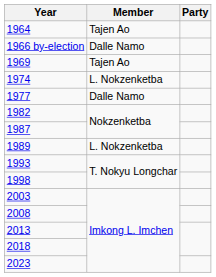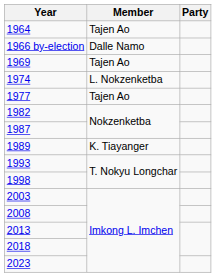(117, 96) Dalle Namo -> (109, 96) Tajen Ao
(126, 146) L. Nokzenketba -> (119, 146) K. Tiayanger
